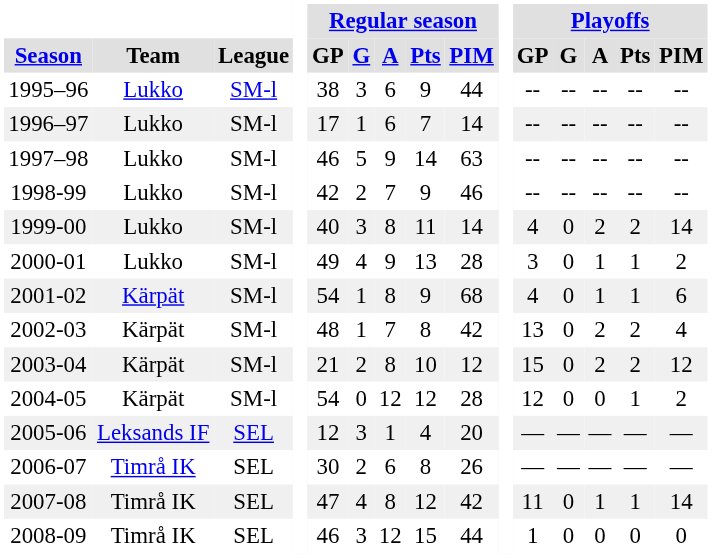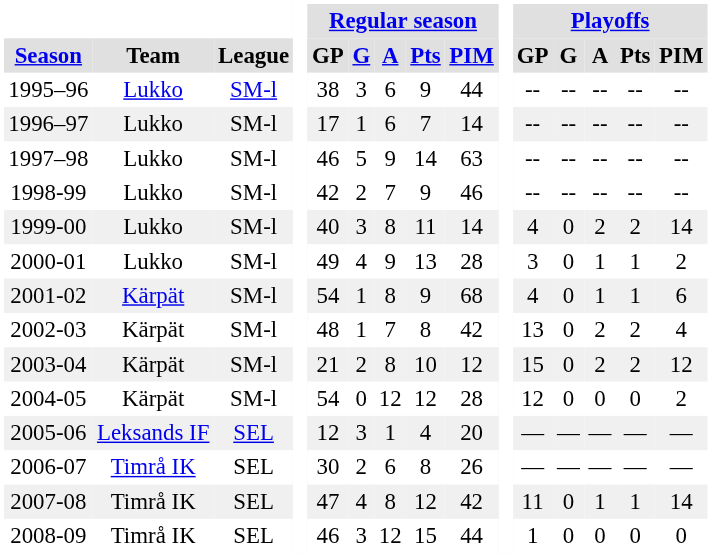(635, 398) 1 -> (635, 398) 0
